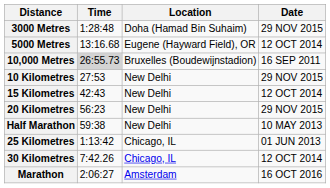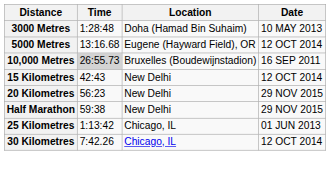(292, 28) 29 NOV 2015 -> (292, 28) 10 MAY 2013
- row: (41, 77)
(292, 126) 10 MAY 2013 -> (292, 110) 29 NOV 2015
- row: (41, 175)
